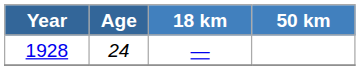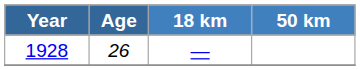(119, 50) 24 -> (119, 50) 26
